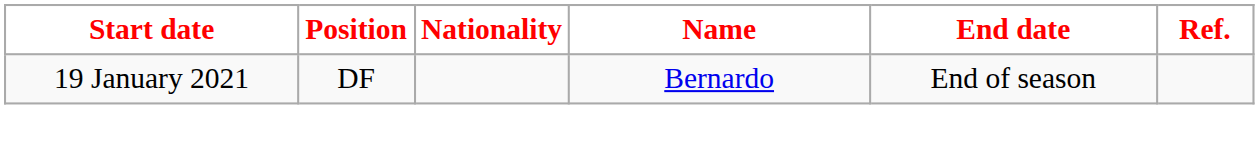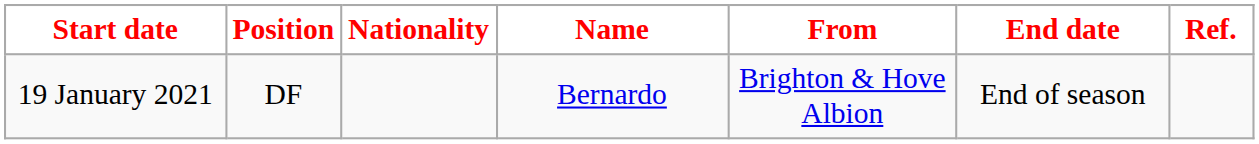+ column: (842, 29)
